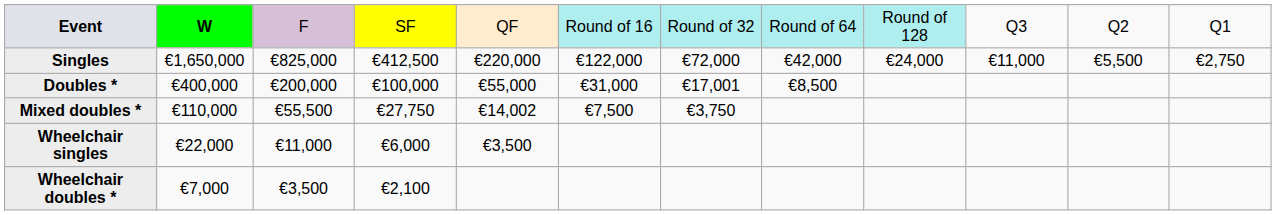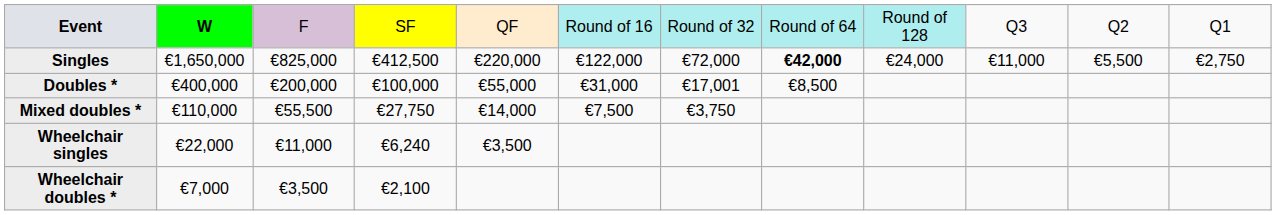(813, 61) normal -> (813, 61) bold
(507, 111) €14,002 -> (507, 111) €14,000
(405, 145) €6,000 -> (405, 145) €6,240
